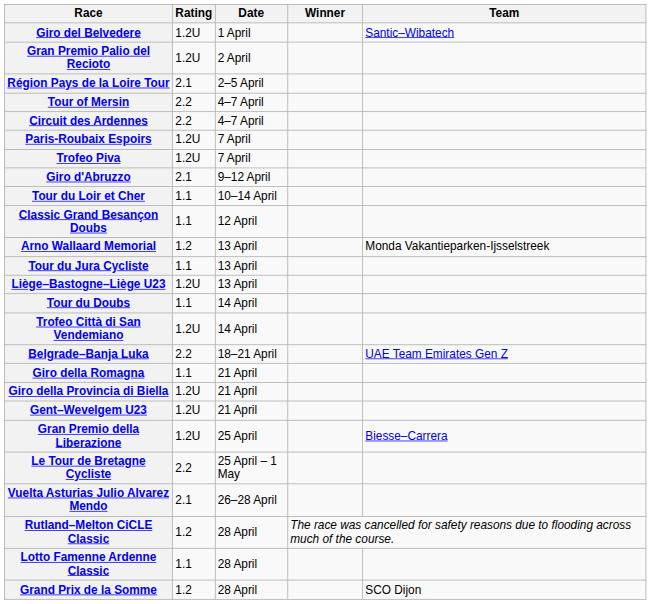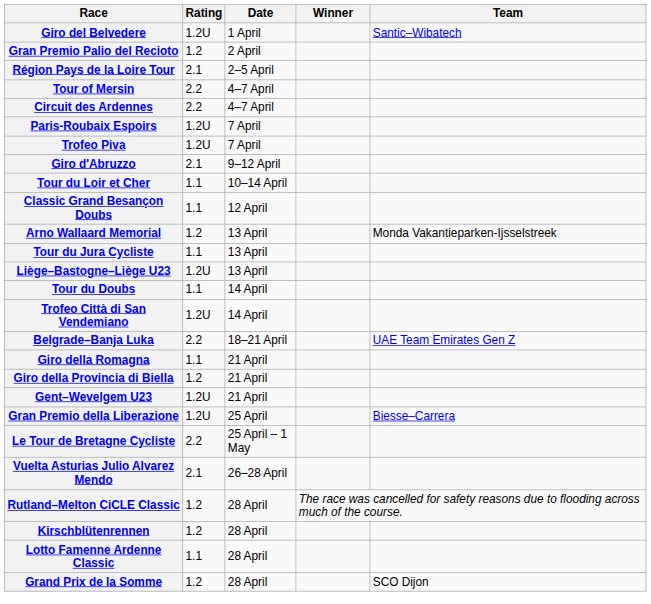(188, 58) 1.2U -> (194, 51) 1.2
(188, 391) 1.2U -> (194, 378) 1.2
+ row: (94, 531)
